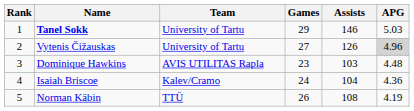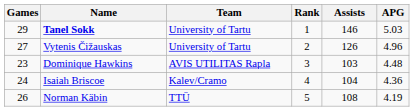columns swapped: (19, 13) <-> (304, 13)
(393, 47) lightgrey background -> (393, 47) no background
